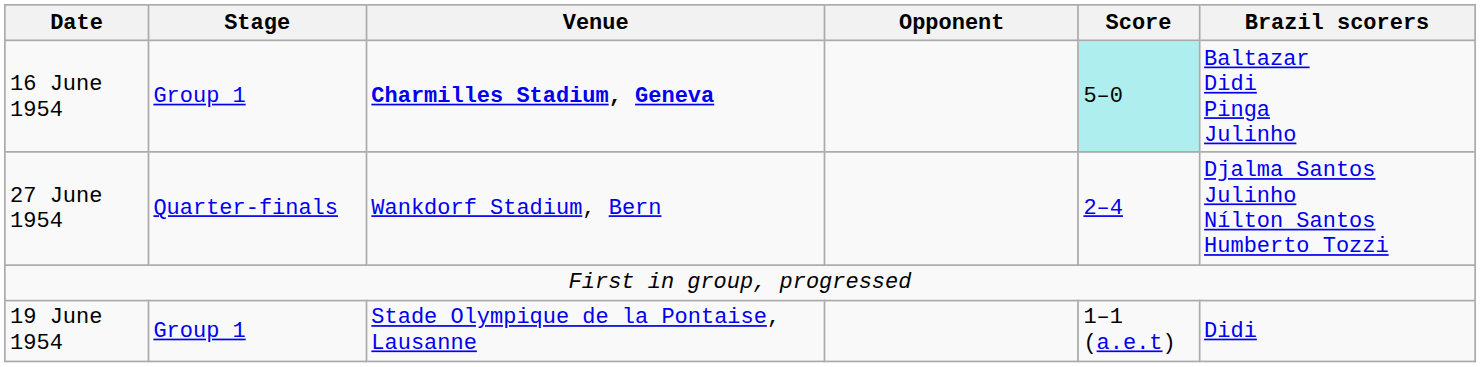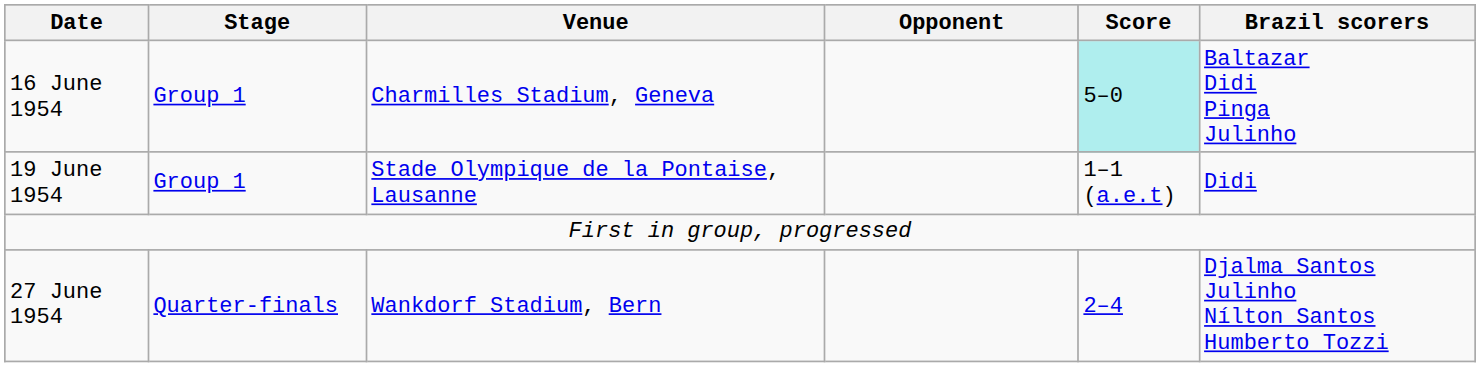(543, 97) bold -> (543, 97) normal
rows swapped: (56, 331) <-> (56, 208)
